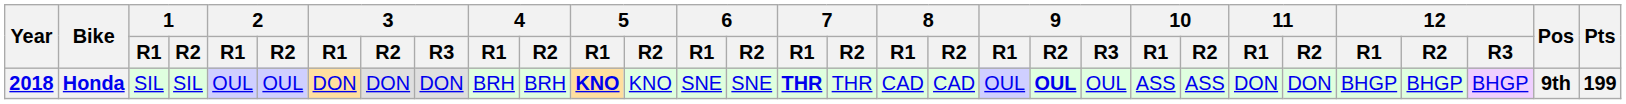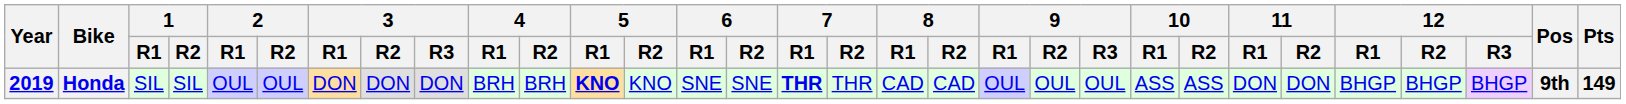(31, 84) 2018 -> (31, 84) 2019
(1055, 84) bold -> (1055, 84) normal
(1600, 84) 199 -> (1599, 84) 149
